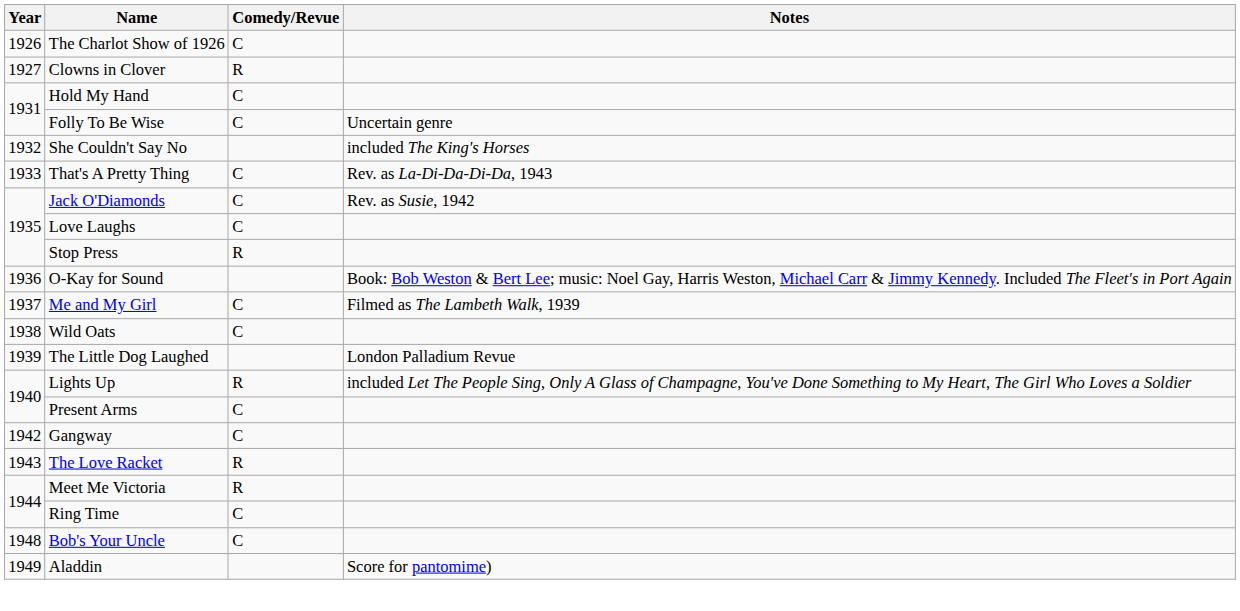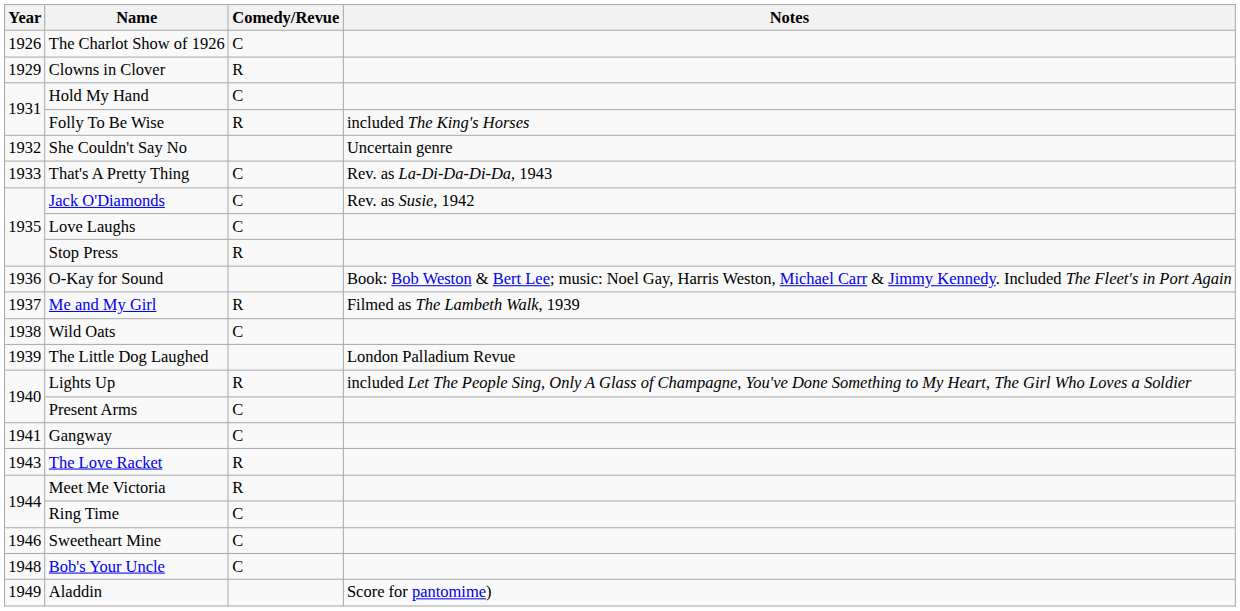(25, 69) 1927 -> (25, 69) 1929
(238, 122) C -> (238, 122) R
(400, 122) Uncertain genre -> (438, 122) included The King's Horses
(438, 148) included The King's Horses -> (400, 148) Uncertain genre
(238, 305) C -> (238, 305) R
(25, 435) 1942 -> (25, 435) 1941
+ row: (105, 540)
